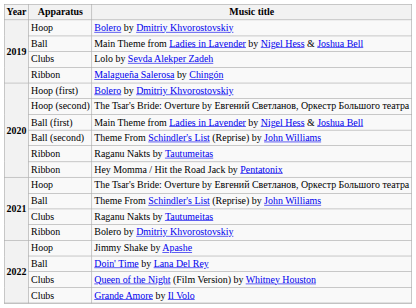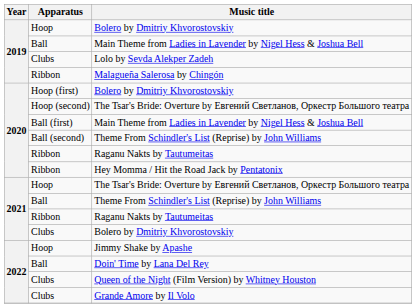(43, 216) Clubs -> (46, 216) Ribbon
(46, 232) Ribbon -> (43, 232) Clubs
